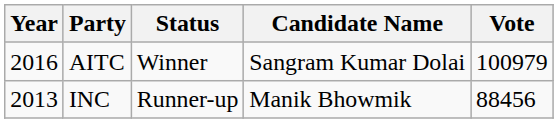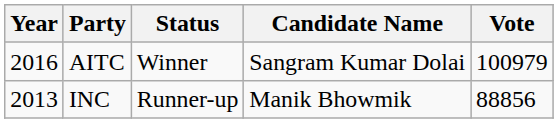(506, 99) 88456 -> (506, 99) 88856
